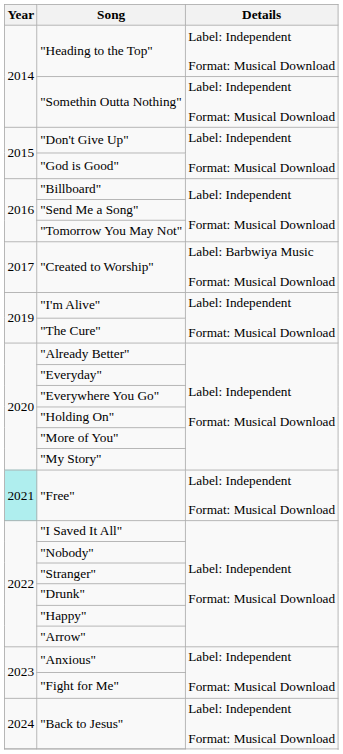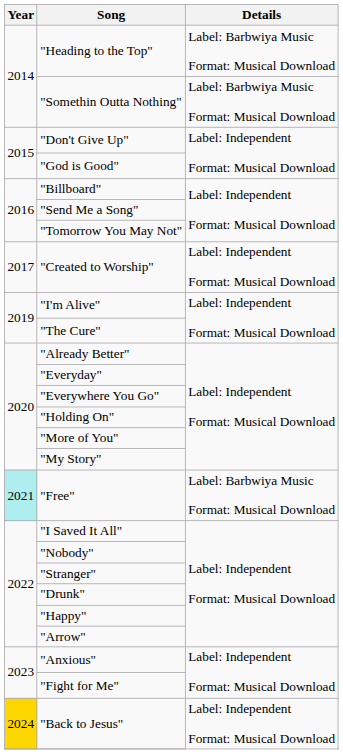(262, 51) Label: Independent Format: Musical Download -> (262, 51) Label: Barbwiya Music Format: Musical Download
(262, 101) Label: Independent Format: Musical Download -> (262, 101) Label: Barbwiya Music Format: Musical Download
(262, 267) Label: Barbwiya Music Format: Musical Download -> (262, 267) Label: Independent Format: Musical Download
(262, 495) Label: Independent Format: Musical Download -> (262, 495) Label: Barbwiya Music Format: Musical Download
(21, 723) no background -> (21, 723) gold background
